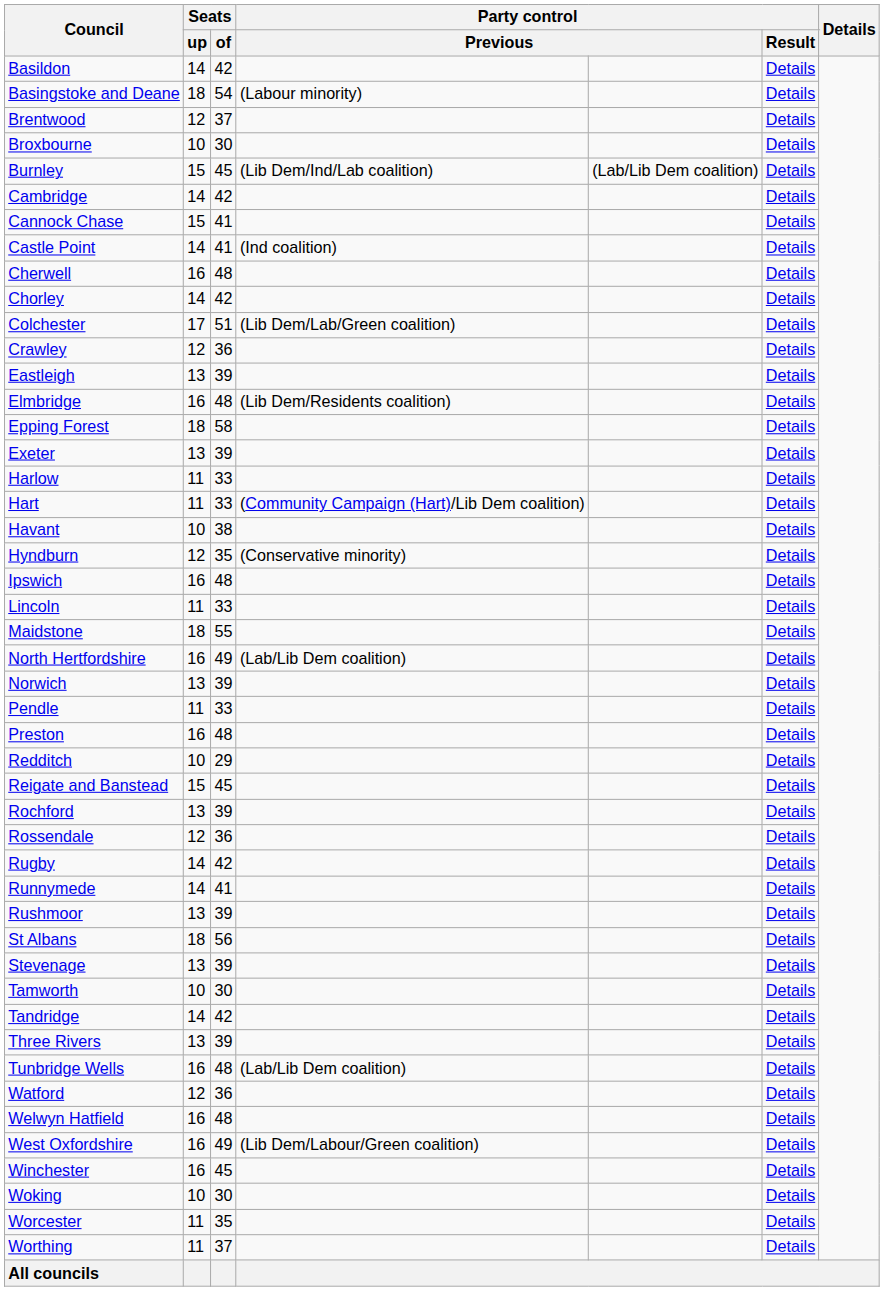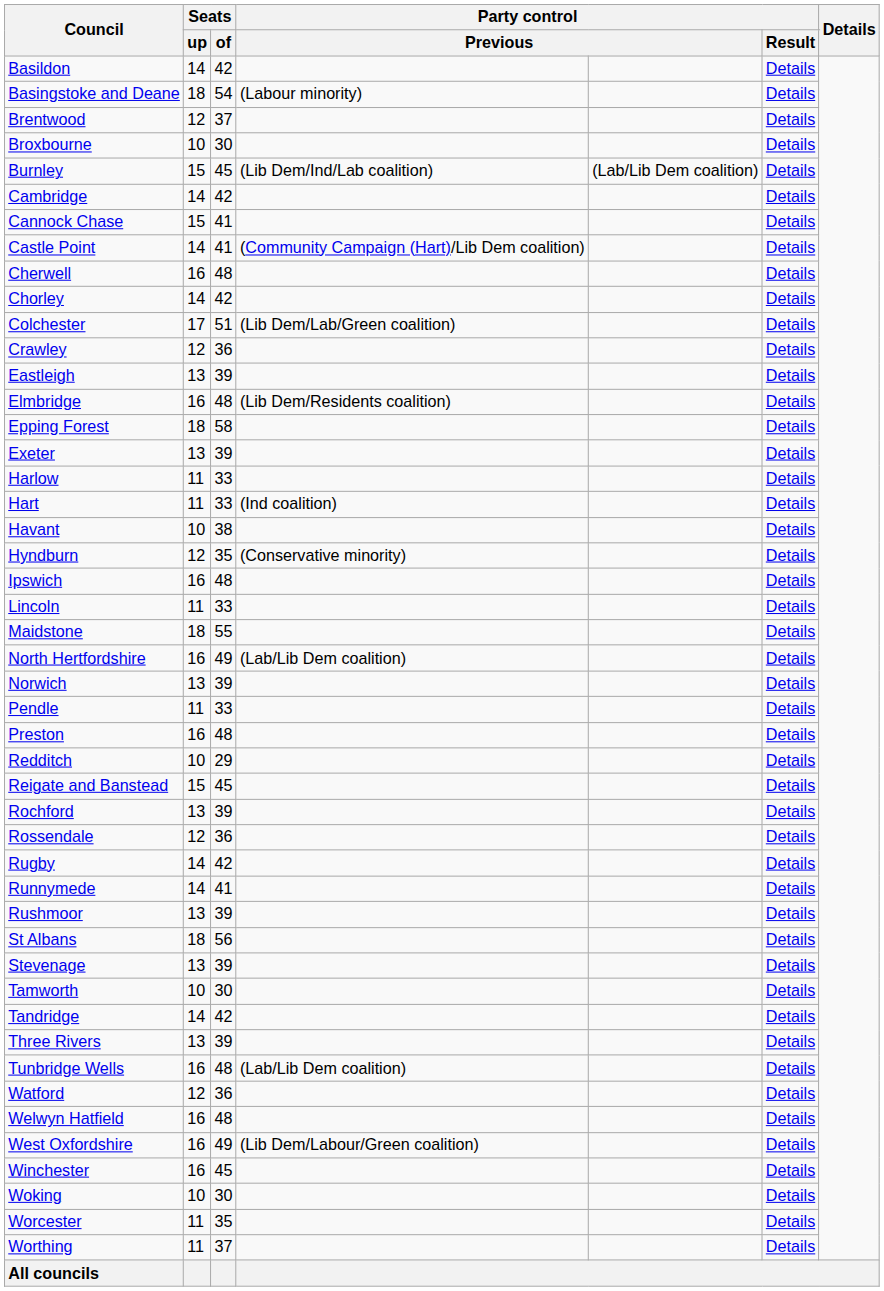(288, 247) (Ind coalition) -> (412, 247) (Community Campaign (Hart)/Lib Dem coalition)
(412, 504) (Community Campaign (Hart)/Lib Dem coalition) -> (288, 504) (Ind coalition)
